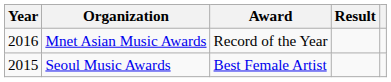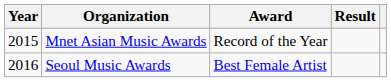(23, 40) 2016 -> (23, 40) 2015
(23, 64) 2015 -> (23, 64) 2016
